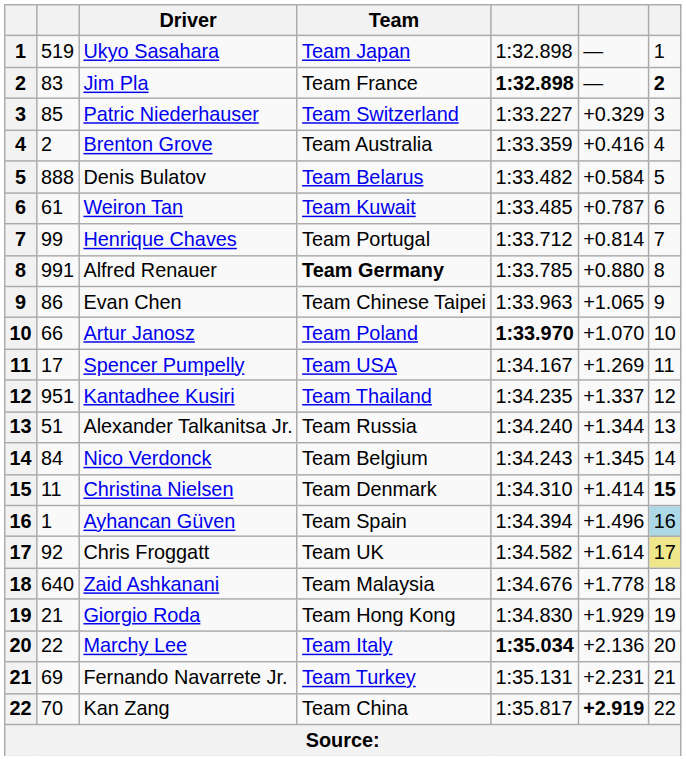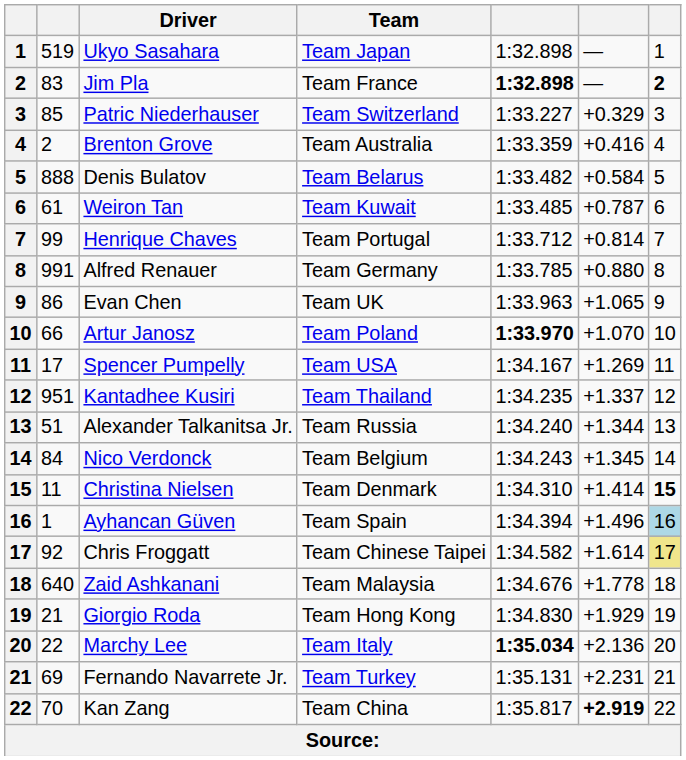(373, 270) bold -> (370, 270) normal
(394, 302) Team Chinese Taipei -> (343, 302) Team UK
(343, 552) Team UK -> (394, 552) Team Chinese Taipei
